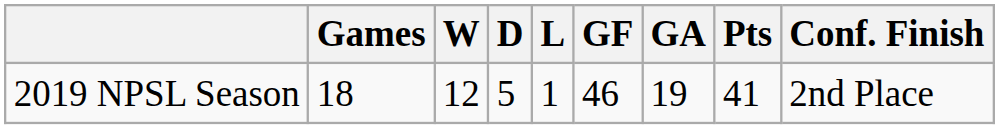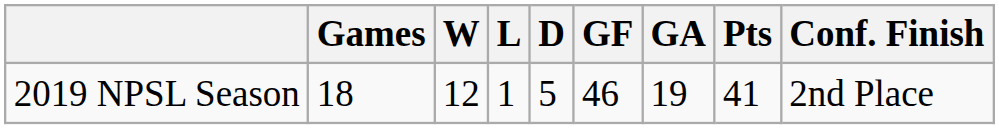columns swapped: (553, 33) <-> (510, 33)
